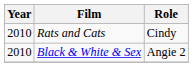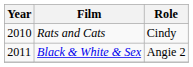(19, 52) 2010 -> (19, 52) 2011
